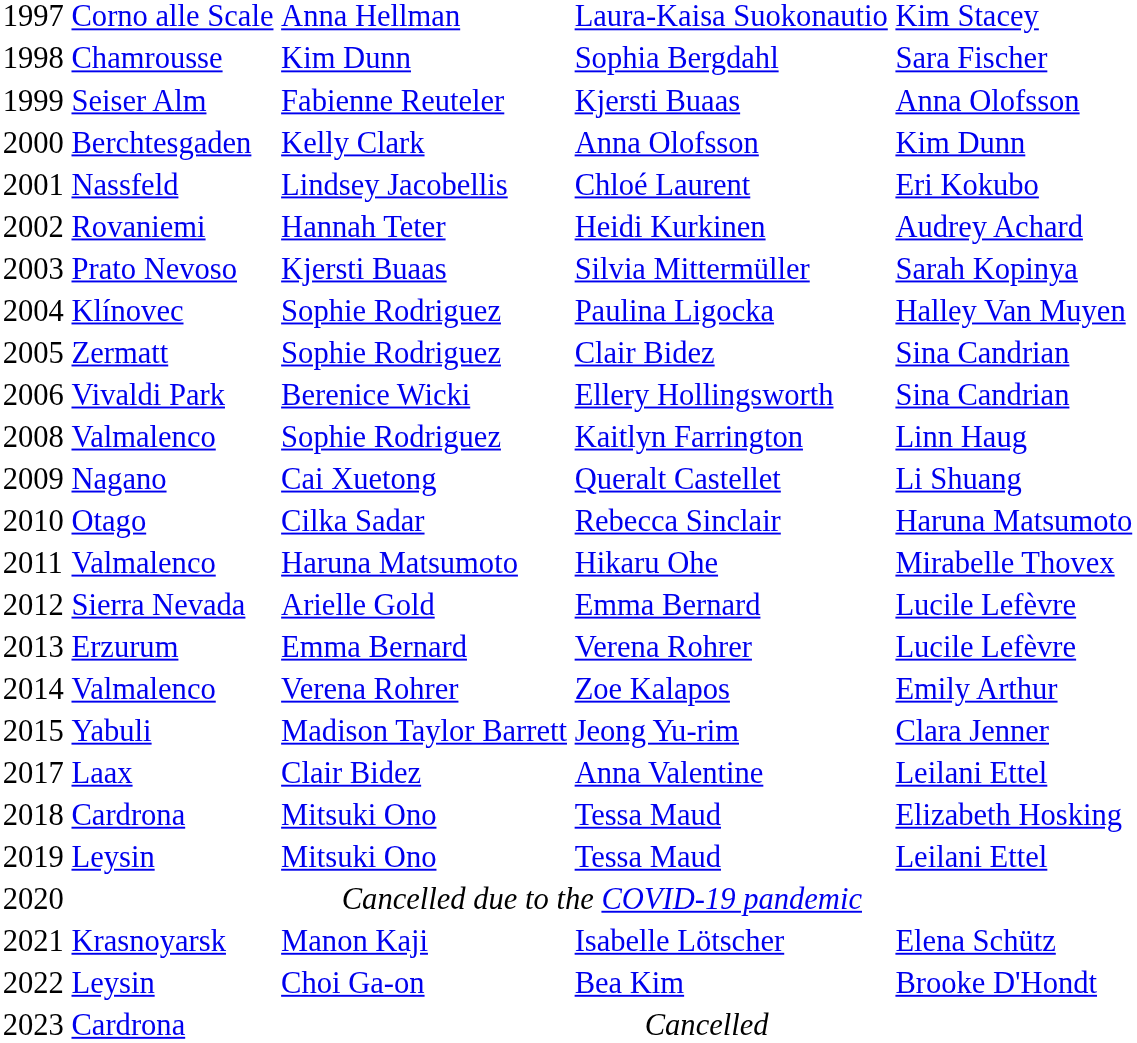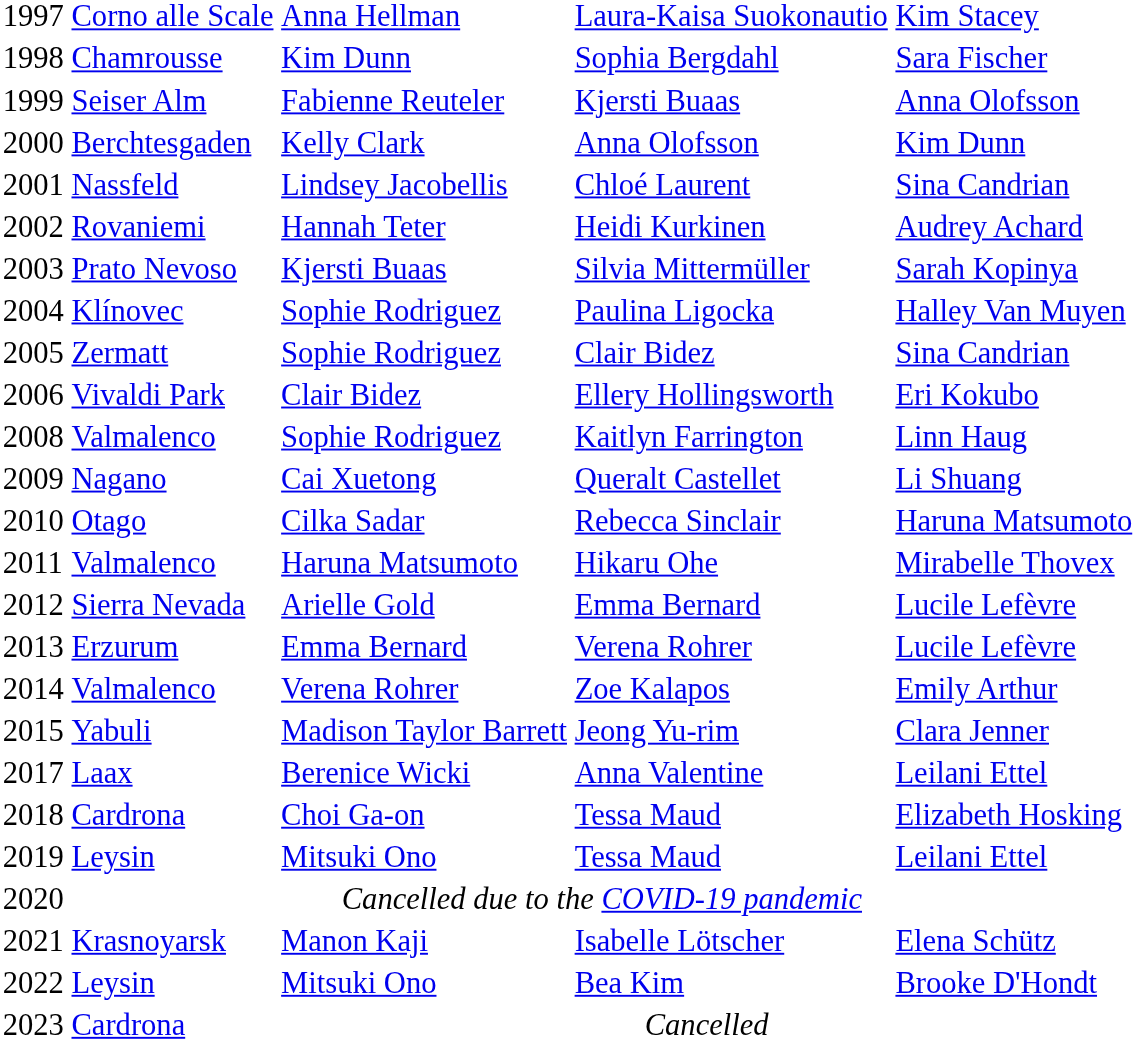(967, 184) Eri Kokubo -> (982, 184) Sina Candrian
(376, 394) Berenice Wicki -> (351, 394) Clair Bidez
(982, 394) Sina Candrian -> (967, 394) Eri Kokubo
(351, 772) Clair Bidez -> (376, 772) Berenice Wicki
(359, 814) Mitsuki Ono -> (353, 814) Choi Ga-on
(353, 982) Choi Ga-on -> (359, 982) Mitsuki Ono
